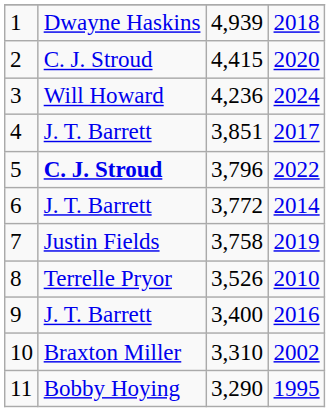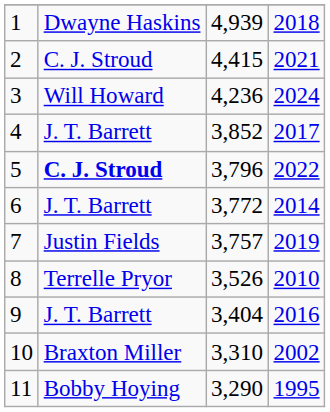(297, 59) 2020 -> (297, 59) 2021
(237, 132) 3,851 -> (237, 132) 3,852
(237, 242) 3,758 -> (237, 242) 3,757
(237, 315) 3,400 -> (237, 315) 3,404
